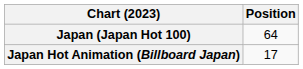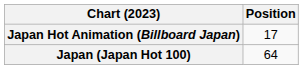rows swapped: (124, 34) <-> (124, 54)
